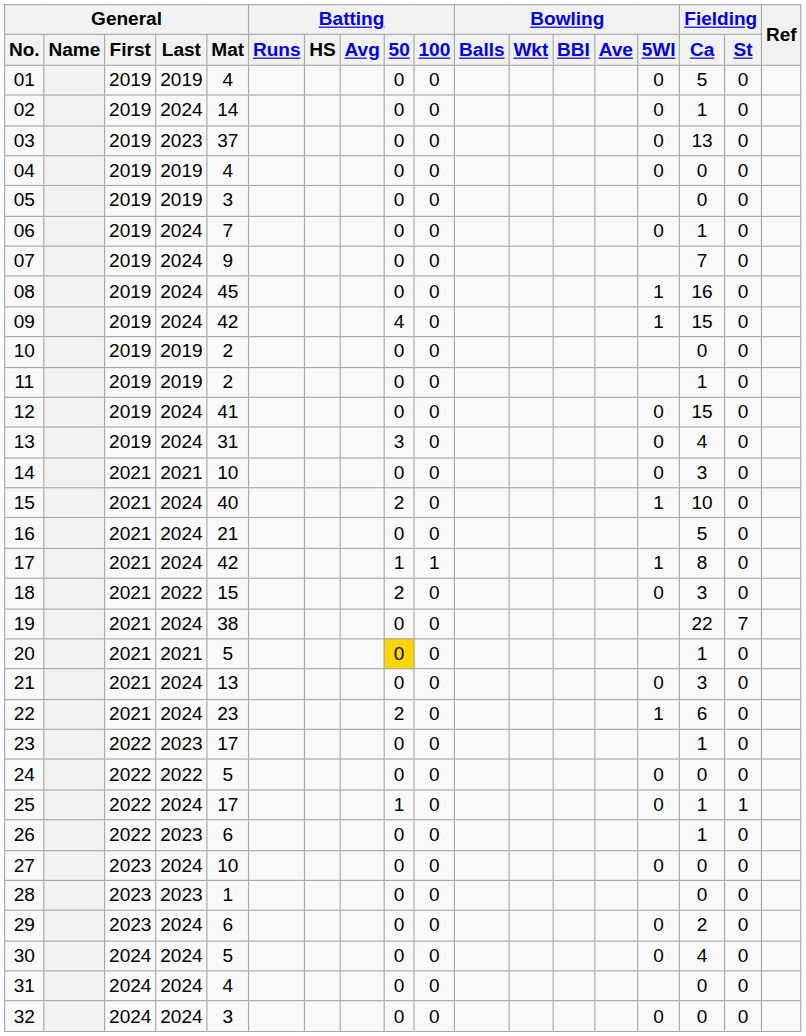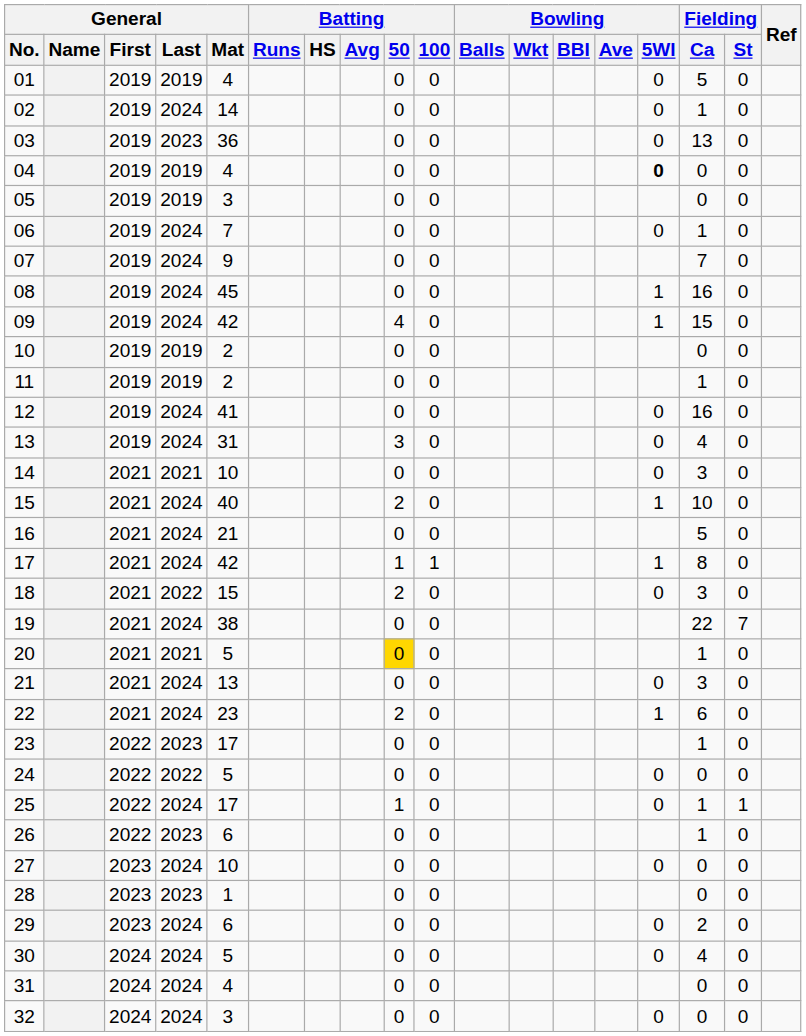(228, 140) 37 -> (228, 140) 36
(659, 170) normal -> (659, 170) bold
(702, 412) 15 -> (702, 412) 16
